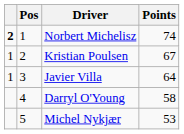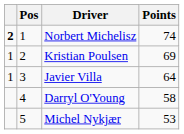(170, 56) 67 -> (170, 56) 69
